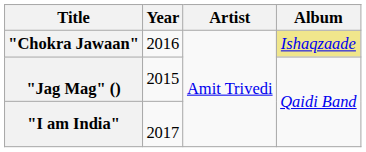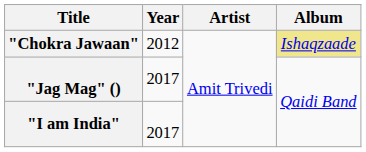(163, 43) 2016 -> (163, 43) 2012
(163, 79) 2015 -> (163, 79) 2017
